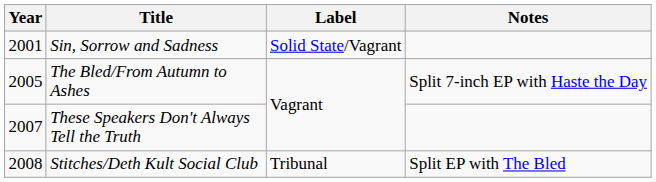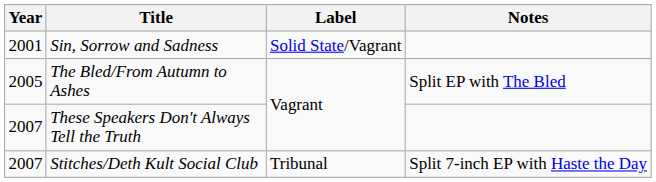(528, 81) Split 7-inch EP with Haste the Day -> (487, 81) Split EP with The Bled
(25, 163) 2008 -> (25, 163) 2007
(487, 163) Split EP with The Bled -> (528, 163) Split 7-inch EP with Haste the Day
